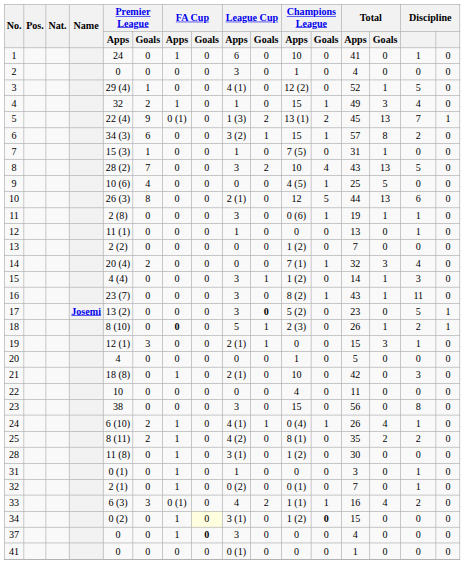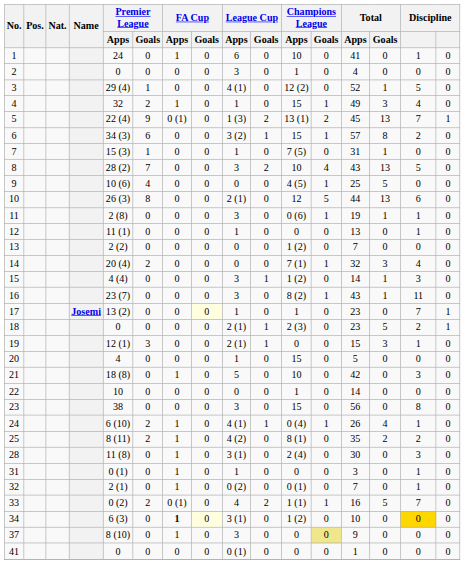(207, 311) no background -> (207, 311) lightyellow background
(236, 311) 3 -> (236, 311) 1
(266, 311) bold -> (266, 311) normal
(296, 311) 5 (2) -> (296, 311) 1
(418, 311) 5 -> (418, 311) 7
(118, 327) 8 (10) -> (118, 327) 0
(177, 327) bold -> (177, 327) normal
(236, 327) 5 -> (236, 327) 2 (1)
(355, 327) 26 -> (355, 327) 23
(385, 327) 1 -> (385, 327) 5
(236, 359) 0 -> (236, 359) 1
(296, 359) 1 -> (296, 359) 15
(236, 375) 2 (1) -> (236, 375) 5
(296, 391) 4 -> (296, 391) 1
(355, 391) 11 -> (355, 391) 14
(296, 455) 1 (2) -> (296, 455) 2 (4)
(418, 455) 0 -> (418, 455) 3
(118, 503) 6 (3) -> (118, 503) 0 (2)
(148, 503) 3 -> (148, 503) 2
(385, 503) 4 -> (385, 503) 5
(418, 503) 2 -> (418, 503) 7
(118, 519) 0 (2) -> (118, 519) 6 (3)
(177, 519) normal -> (177, 519) bold
(326, 519) bold -> (326, 519) normal
(355, 519) 15 -> (355, 519) 10
(418, 519) no background -> (418, 519) gold background
(118, 535) 0 -> (118, 535) 8 (10)
(207, 535) bold -> (207, 535) normal
(326, 535) no background -> (326, 535) khaki background
(355, 535) 4 -> (355, 535) 9
